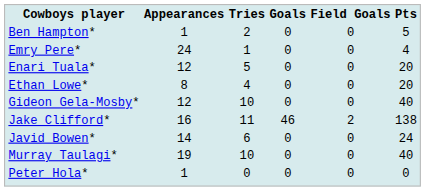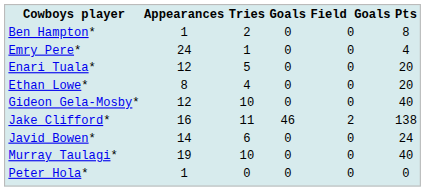(406, 33) 5 -> (406, 33) 8
